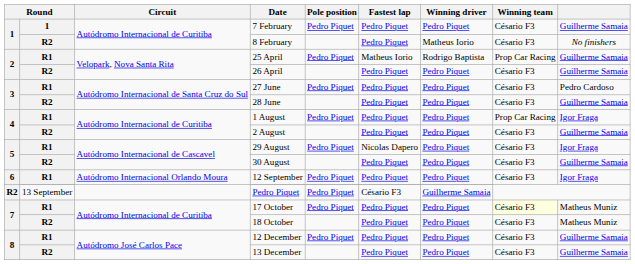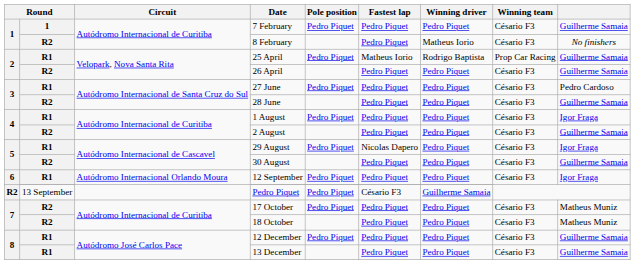(525, 116) Prop Car Racing -> (515, 116) Césario F3
(47, 207) R1 -> (47, 207) R2
(515, 207) lightyellow background -> (515, 207) no background
(47, 252) R2 -> (47, 252) R1
